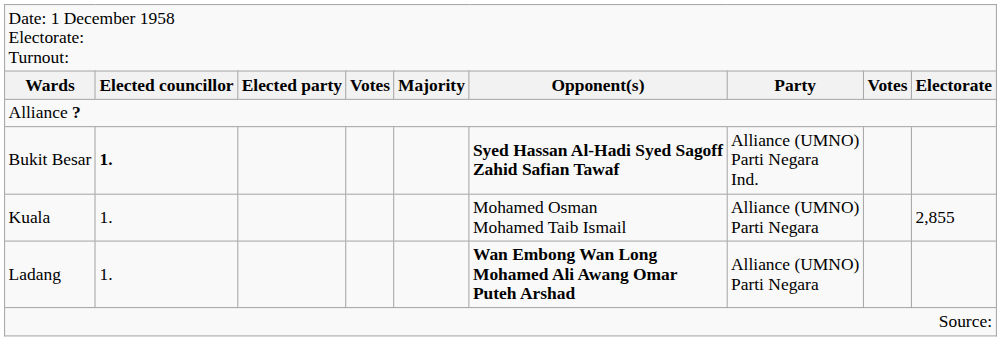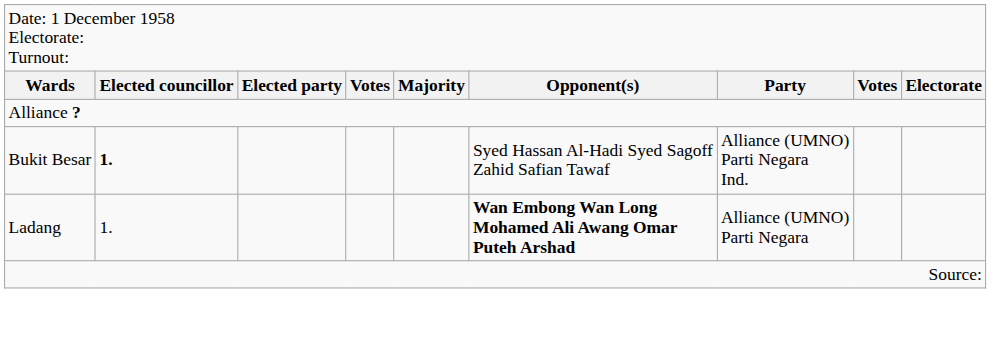(598, 160) bold -> (593, 160) normal
- row: (29, 217)
